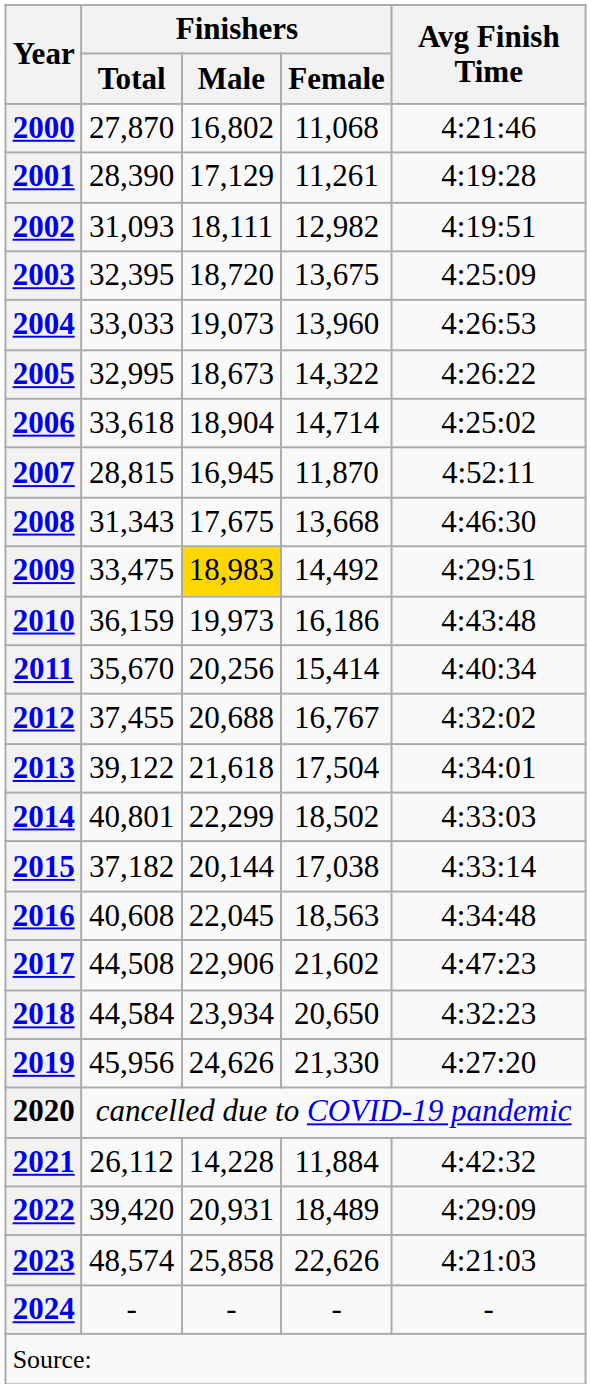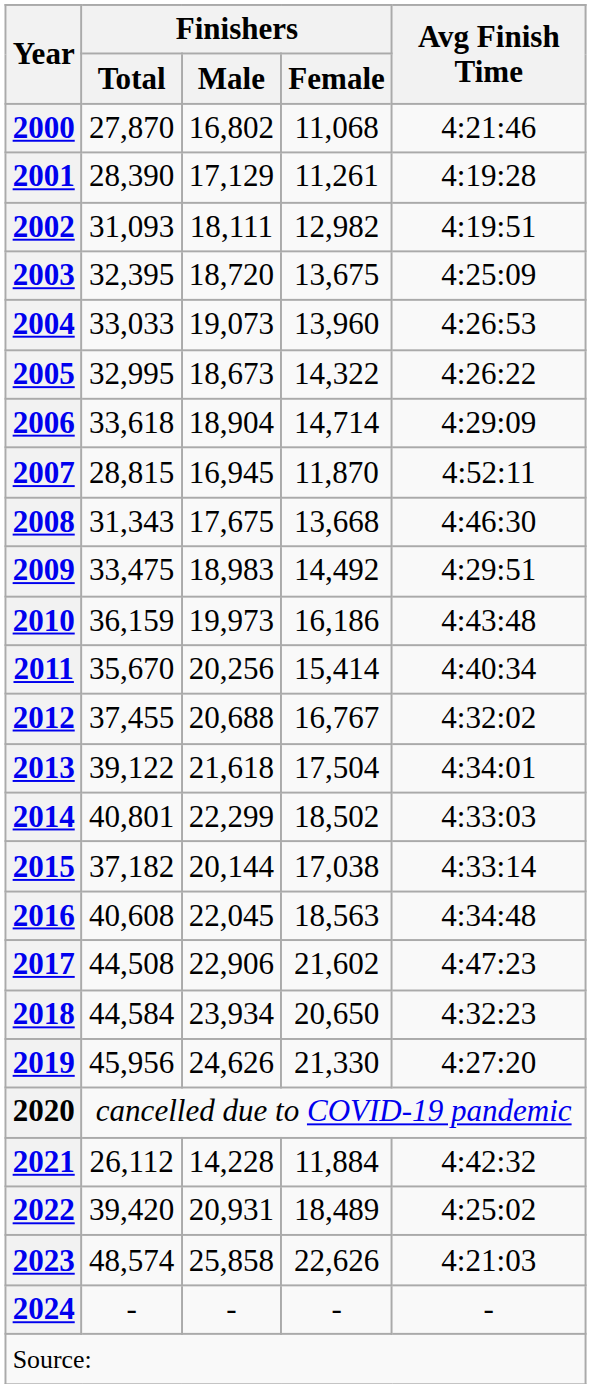(489, 422) 4:25:02 -> (489, 422) 4:29:09
(231, 570) gold background -> (231, 570) no background
(489, 1210) 4:29:09 -> (489, 1210) 4:25:02
